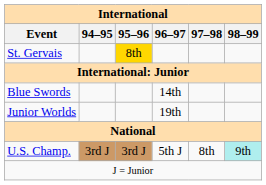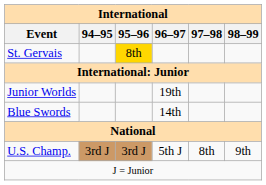rows swapped: (42, 111) <-> (39, 92)
(243, 151) paleturquoise background -> (243, 151) no background
